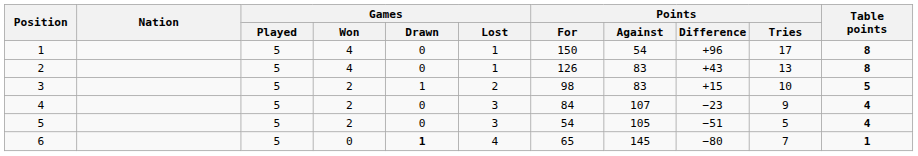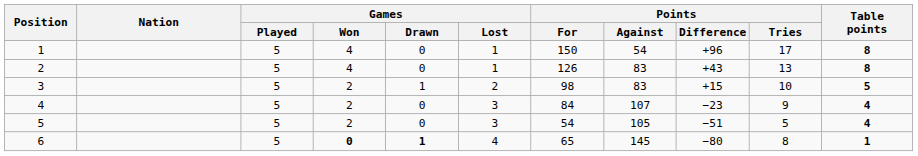(349, 141) normal -> (349, 141) bold
(785, 141) 7 -> (785, 141) 8
